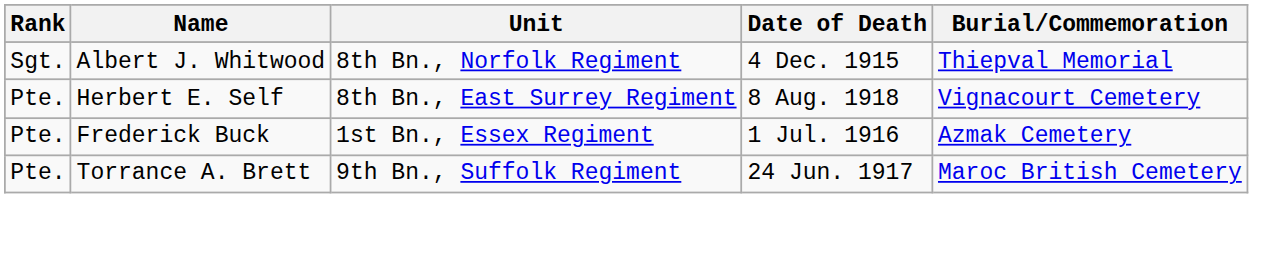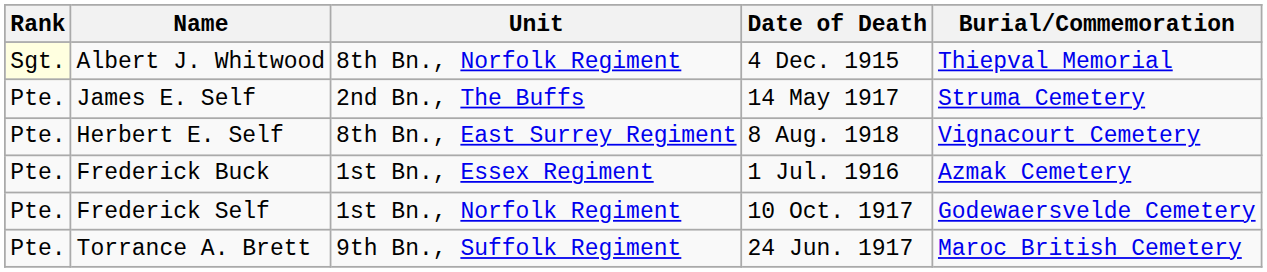(38, 61) no background -> (38, 61) lightyellow background
+ row: (166, 99)
+ row: (173, 211)
